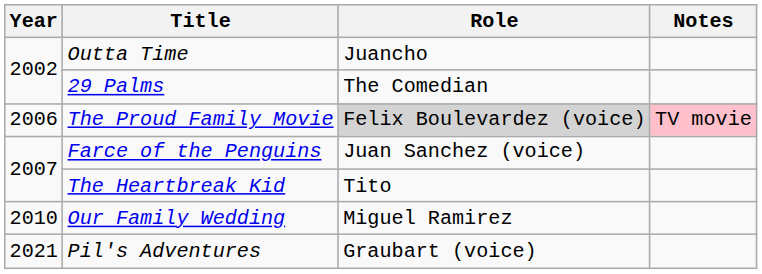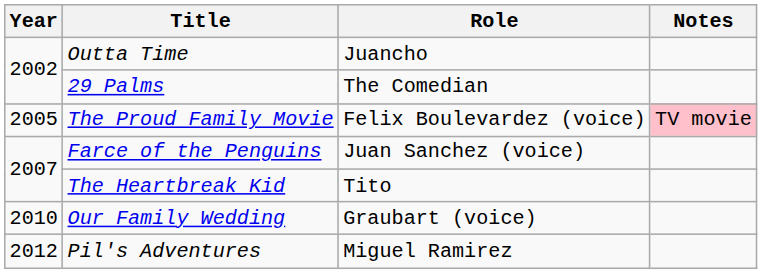(34, 120) 2006 -> (34, 120) 2005
(494, 120) lightgrey background -> (494, 120) no background
(428, 218) Miguel Ramirez -> (440, 218) Graubart (voice)
(34, 251) 2021 -> (34, 251) 2012
(440, 251) Graubart (voice) -> (428, 251) Miguel Ramirez
